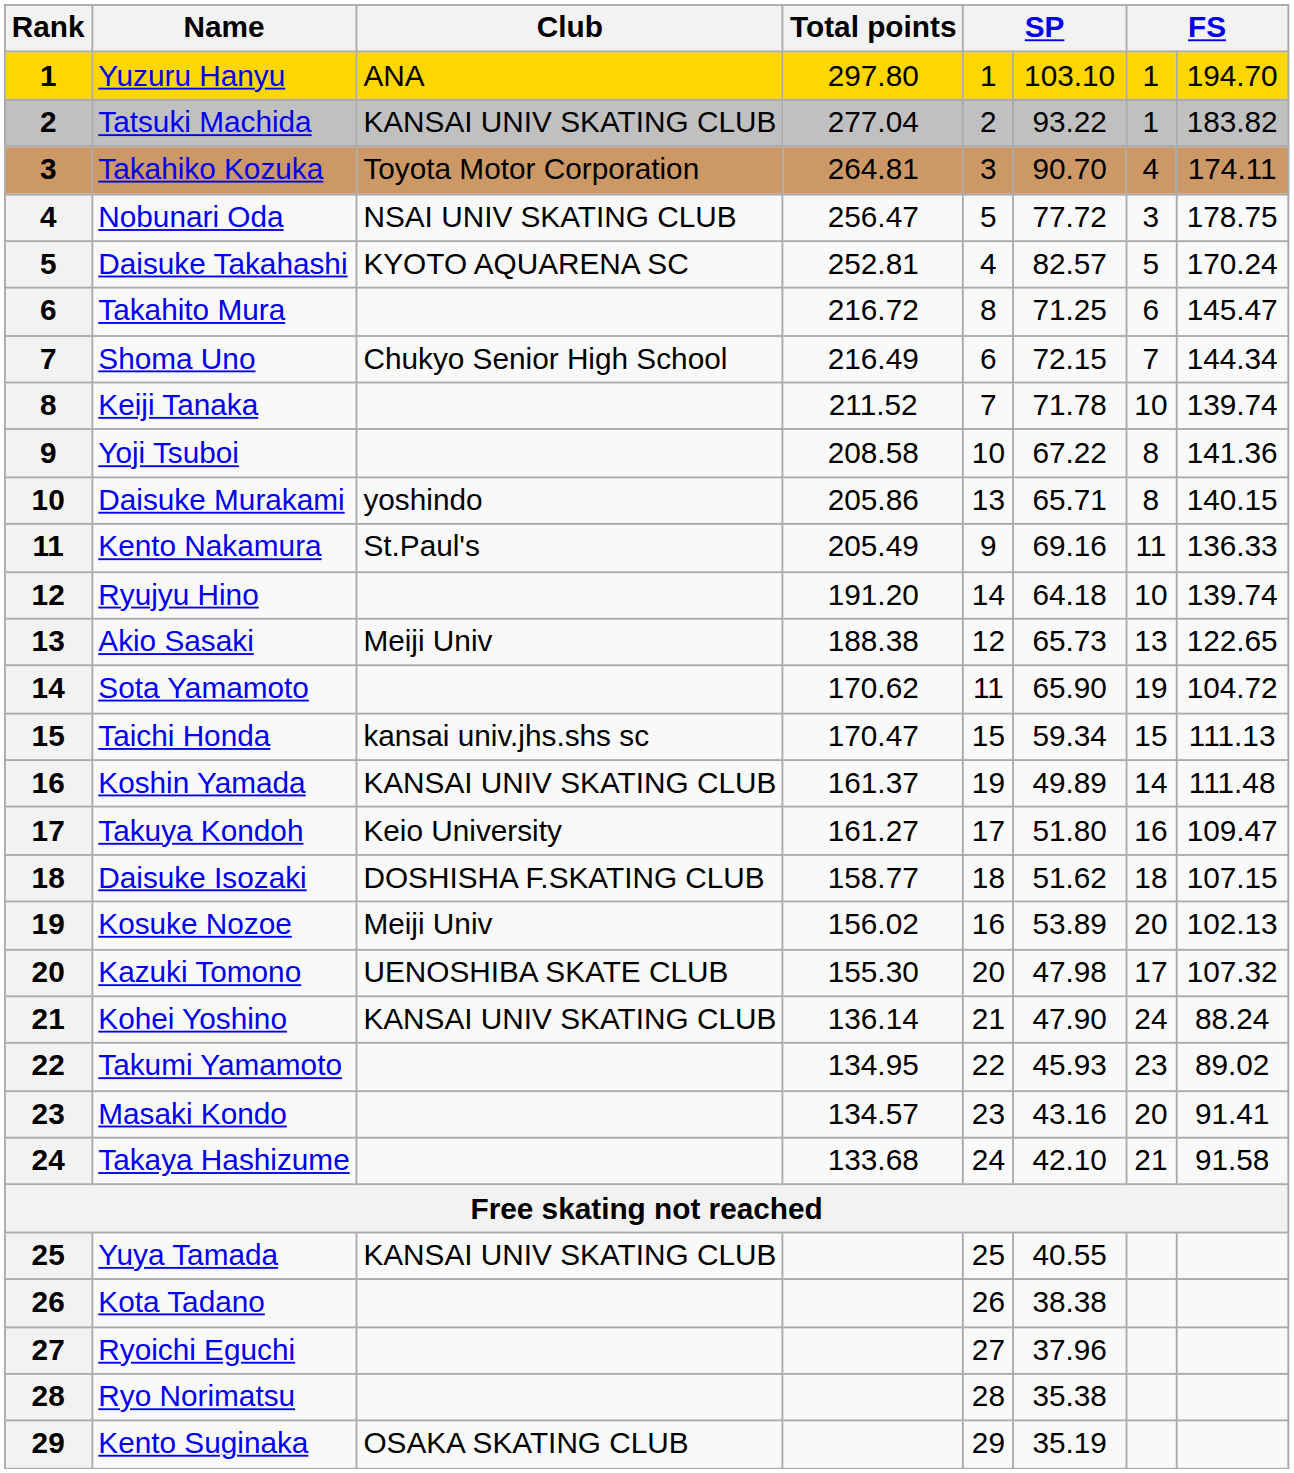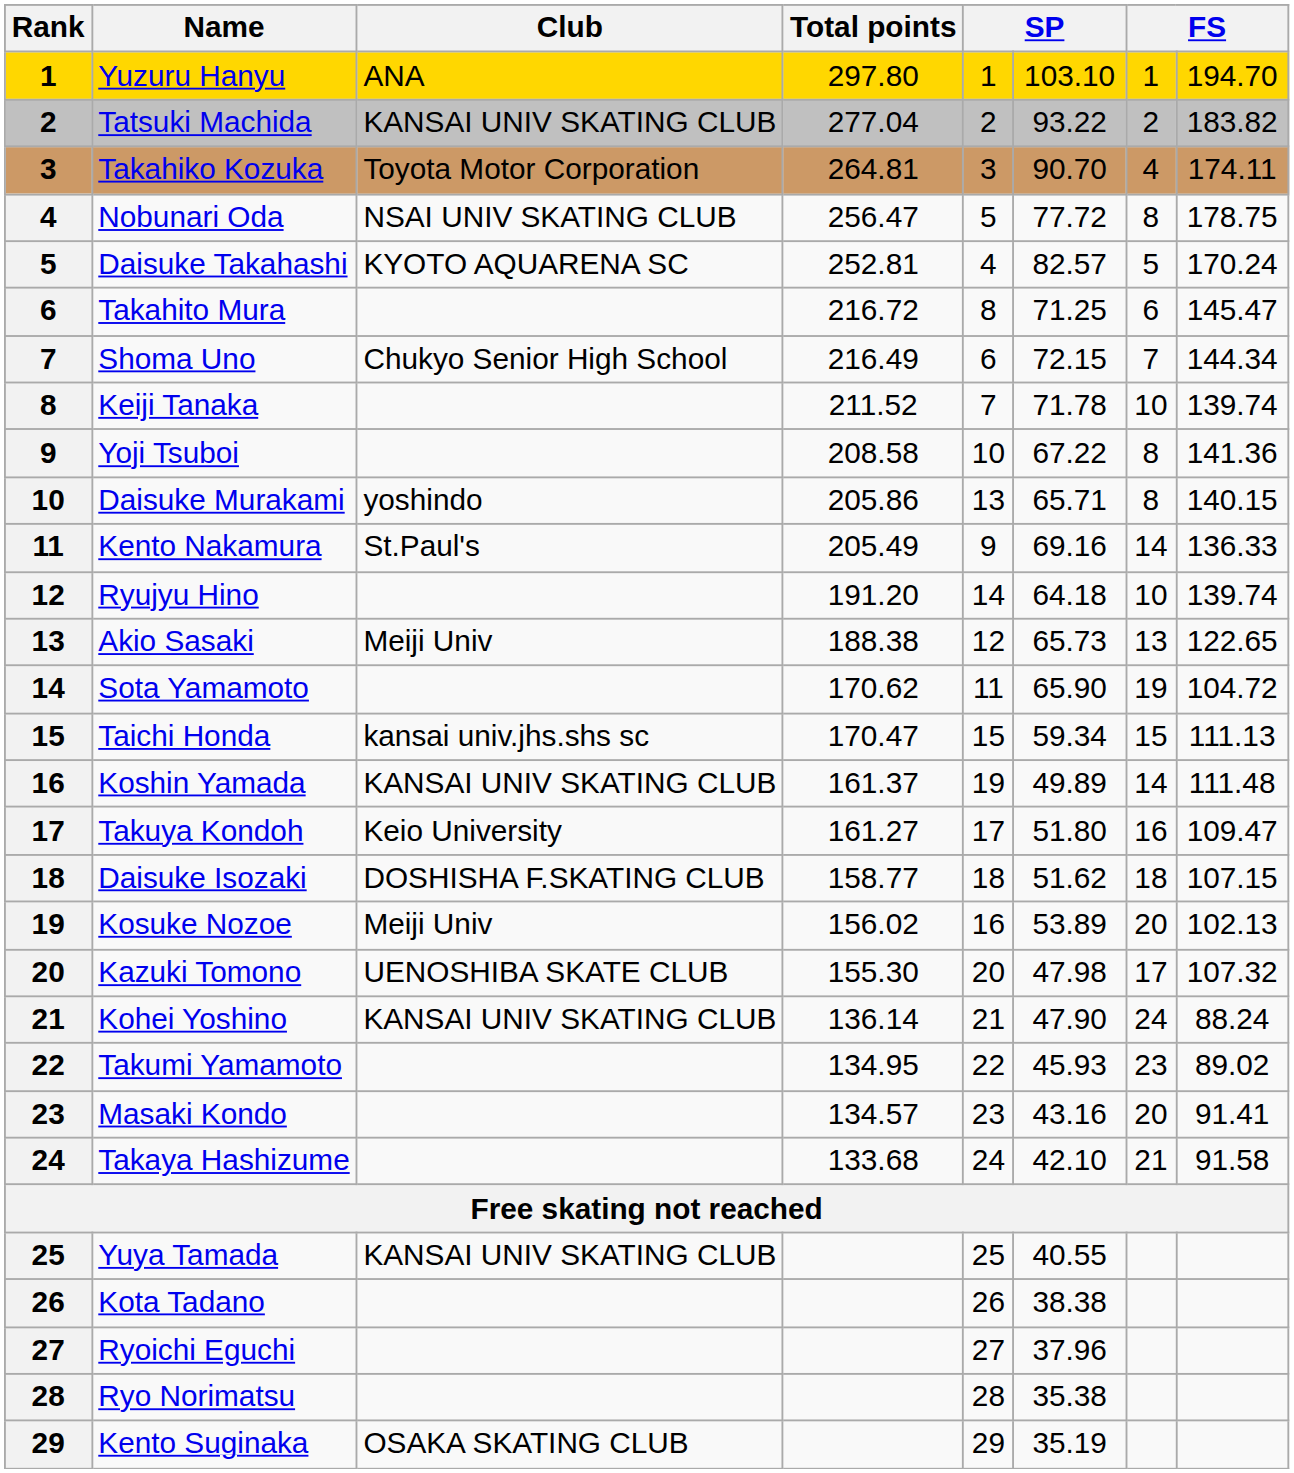(1151, 122) 1 -> (1151, 122) 2
(1151, 216) 3 -> (1151, 216) 8
(1151, 547) 11 -> (1151, 547) 14
